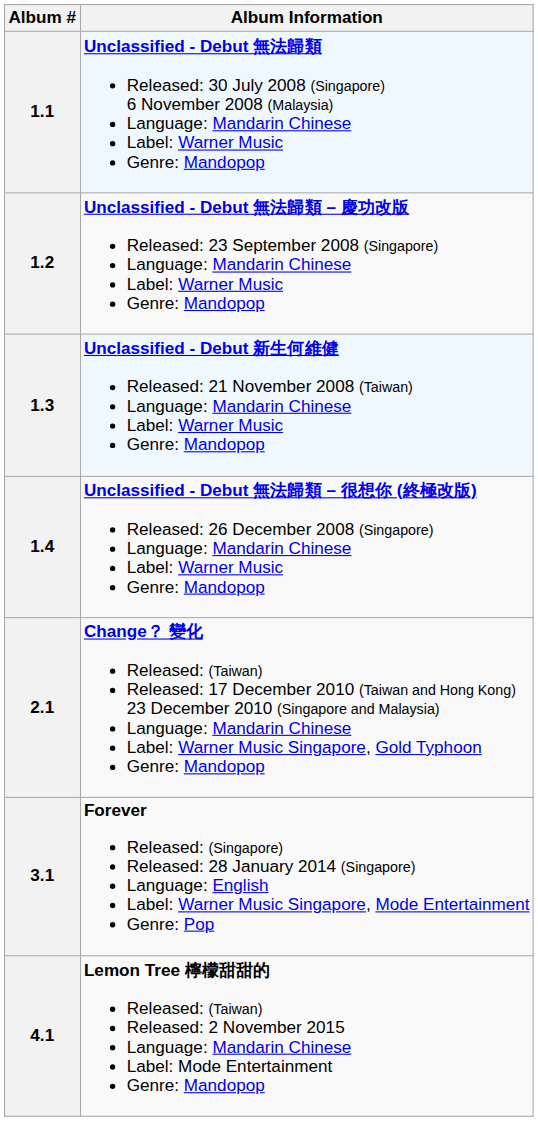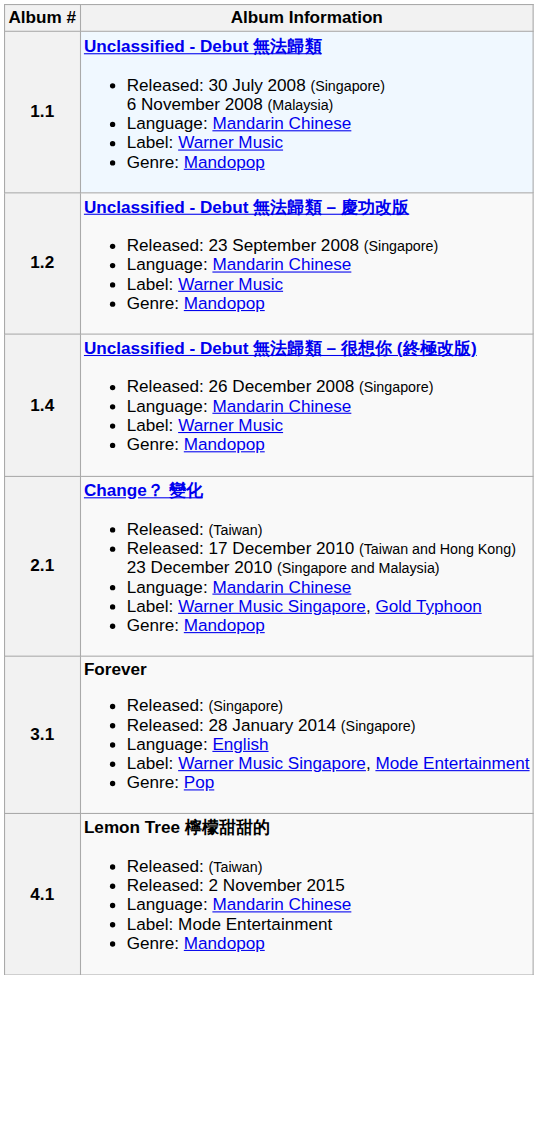- row: (42, 405)
